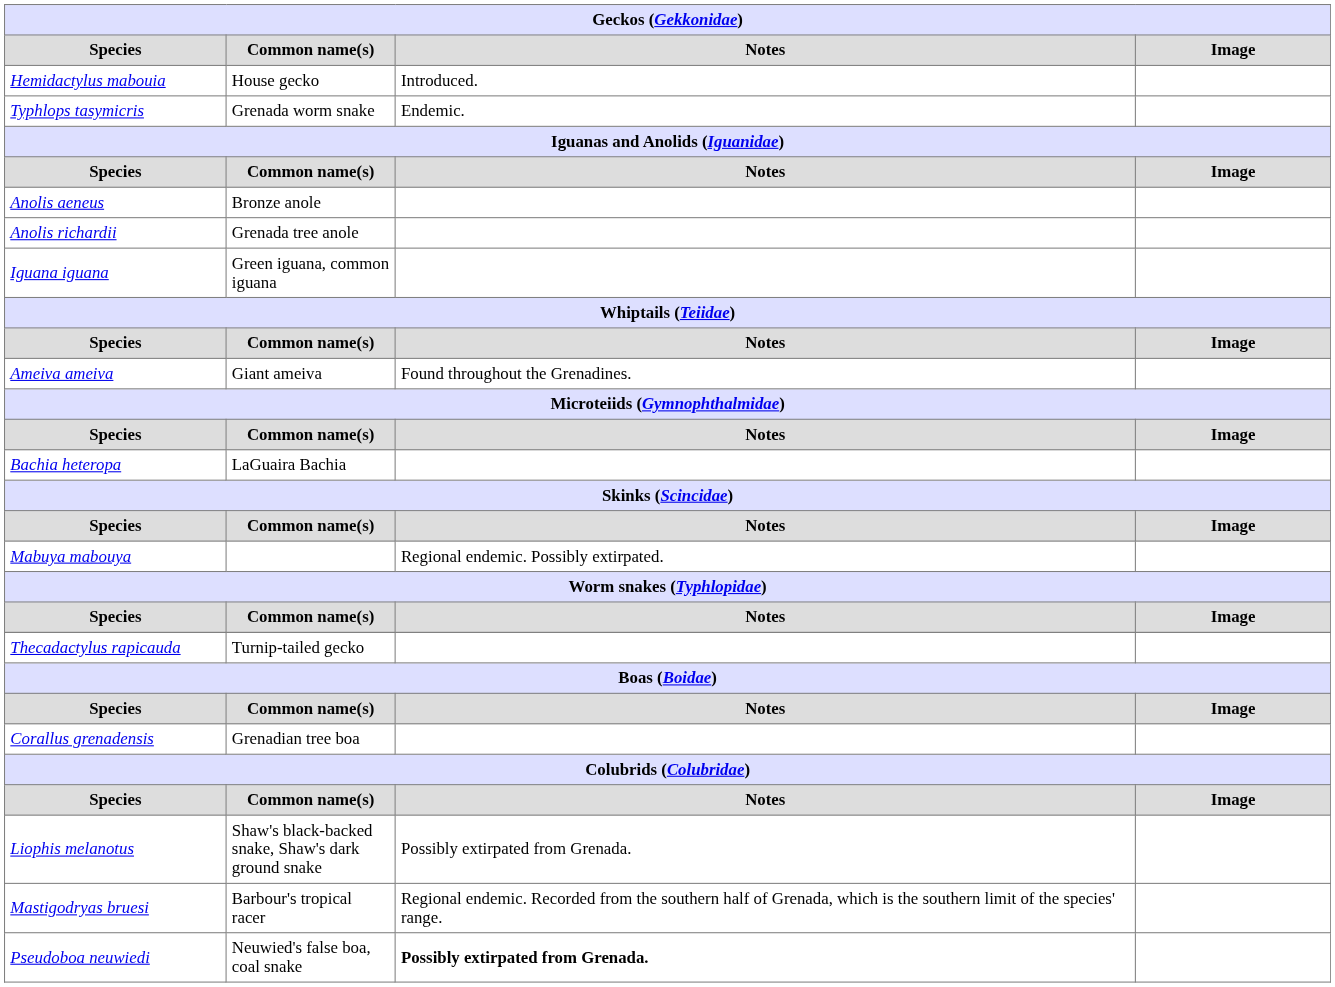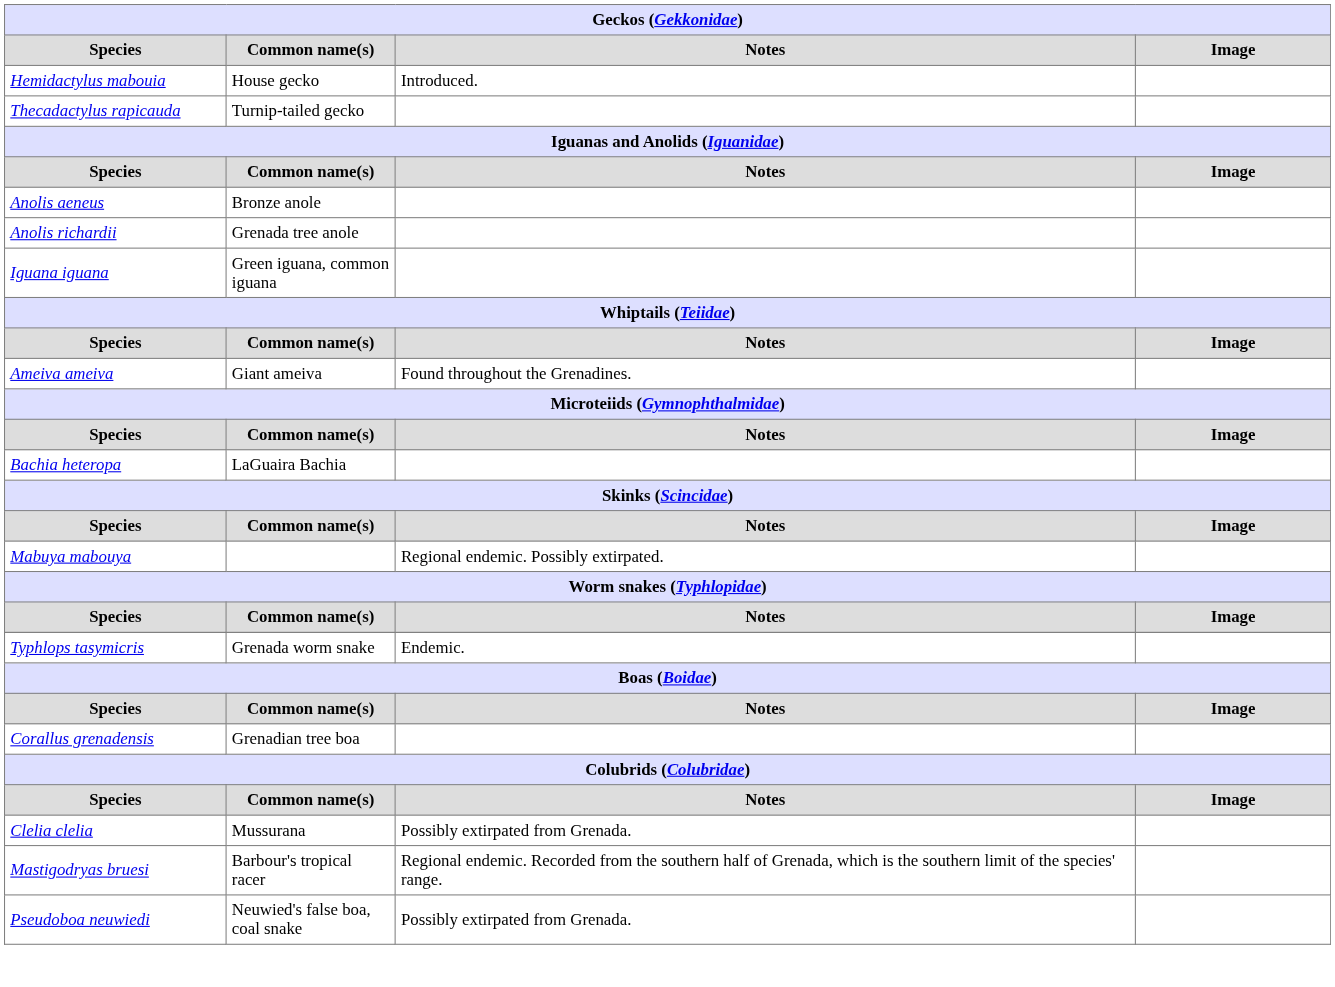rows swapped: (95, 647) <-> (77, 111)
+ row: (52, 830)
- row: (72, 849)
(525, 957) bold -> (516, 919) normal
